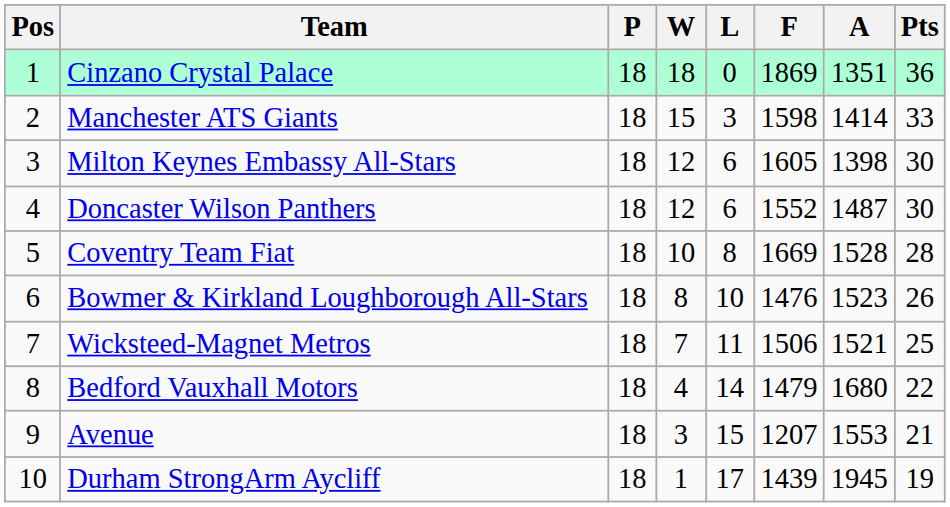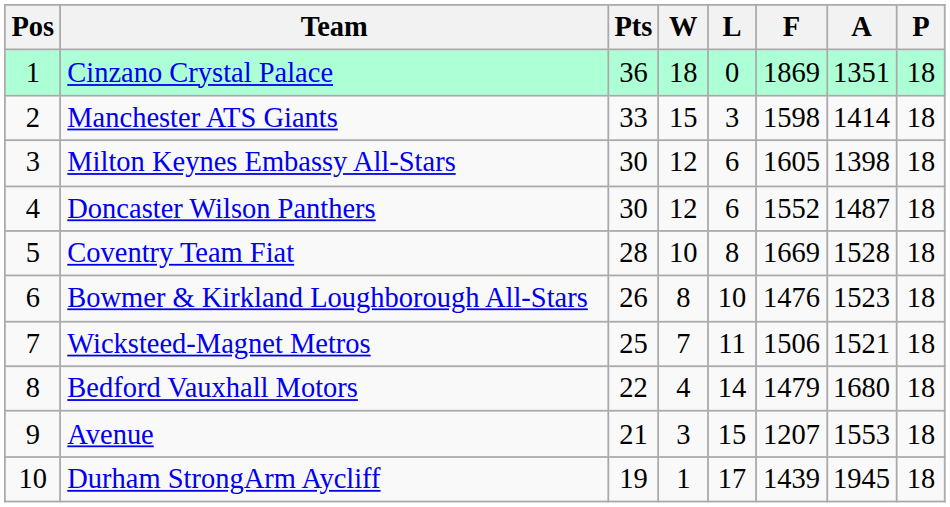columns swapped: (632, 27) <-> (920, 27)
